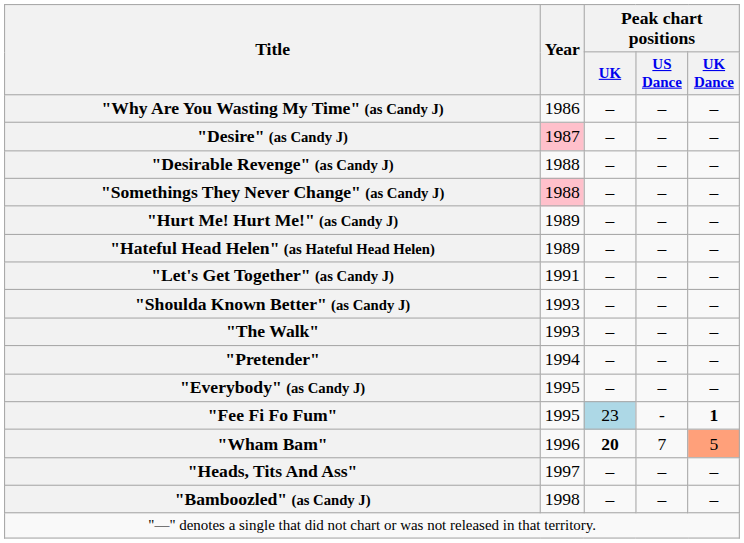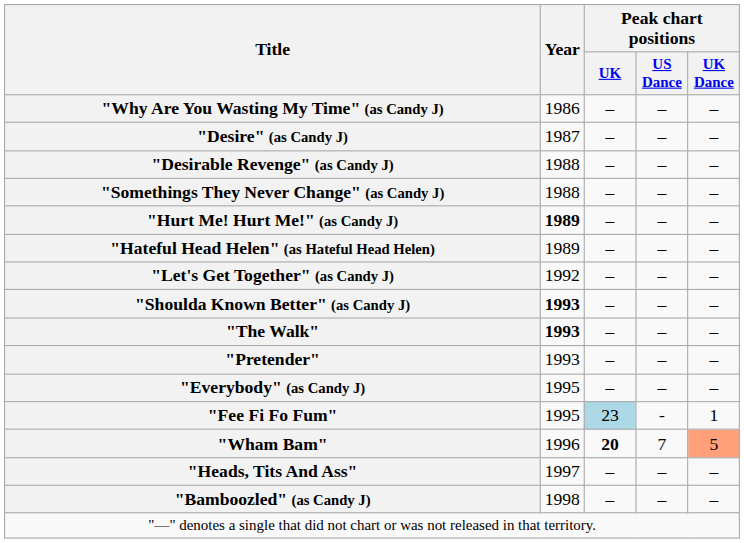(562, 136) pink background -> (562, 136) no background
(562, 192) pink background -> (562, 192) no background
(562, 220) normal -> (562, 220) bold
(562, 275) 1991 -> (562, 275) 1992
(562, 303) normal -> (562, 303) bold
(562, 331) normal -> (562, 331) bold
(562, 359) 1994 -> (562, 359) 1993
(714, 415) bold -> (714, 415) normal
